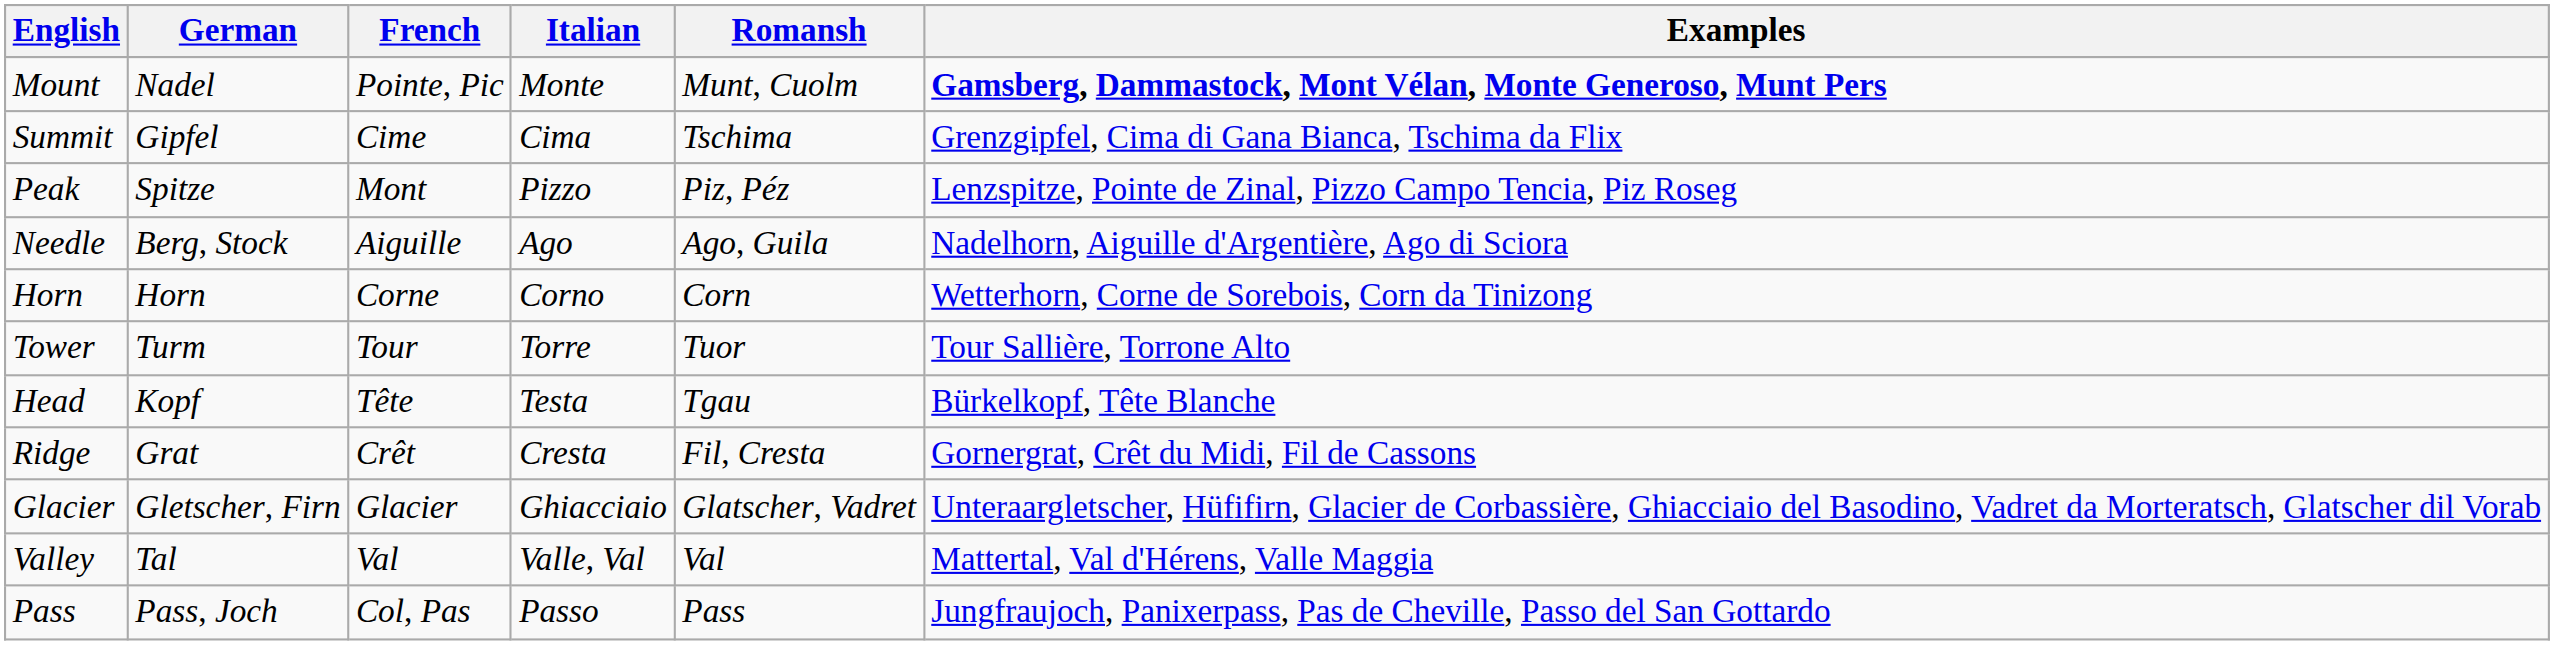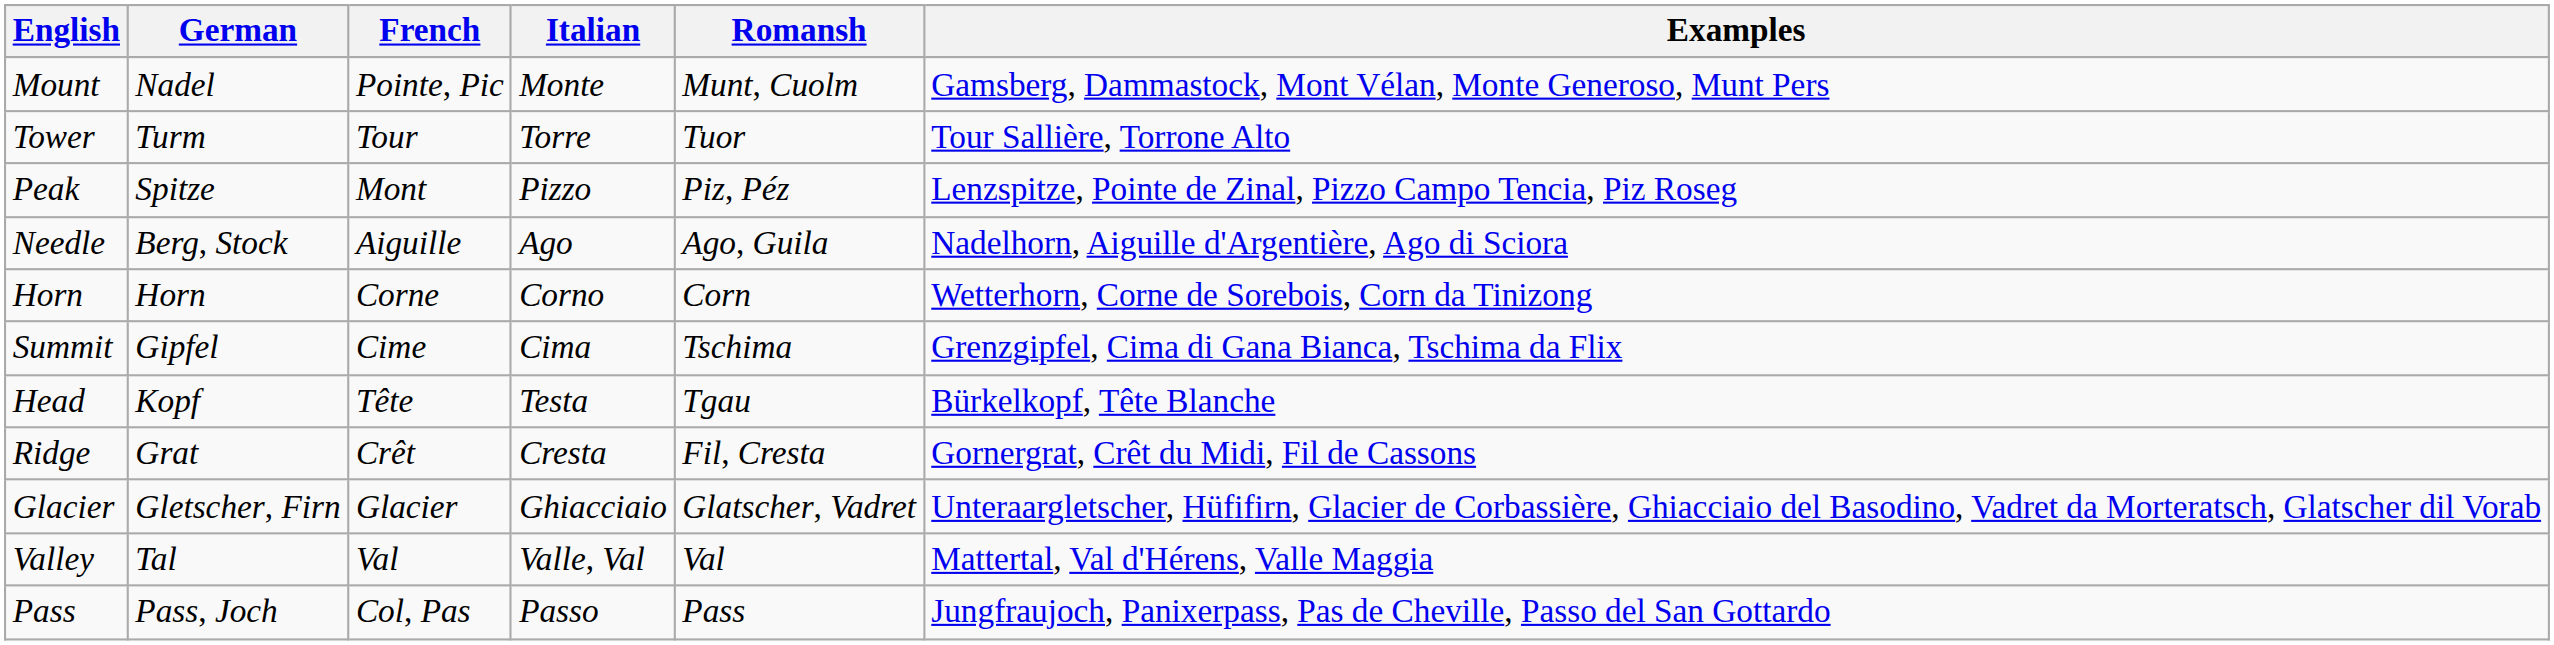(1409, 83) bold -> (1380, 83) normal
rows swapped: (63, 136) <-> (54, 347)
